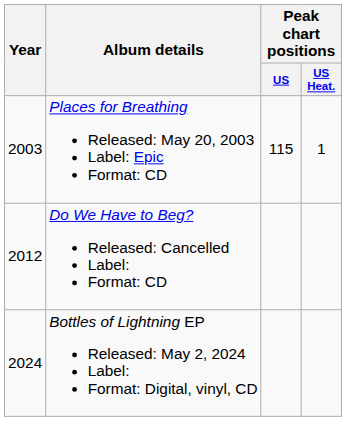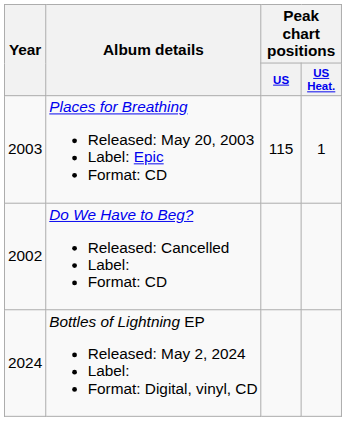(25, 256) 2012 -> (25, 256) 2002
